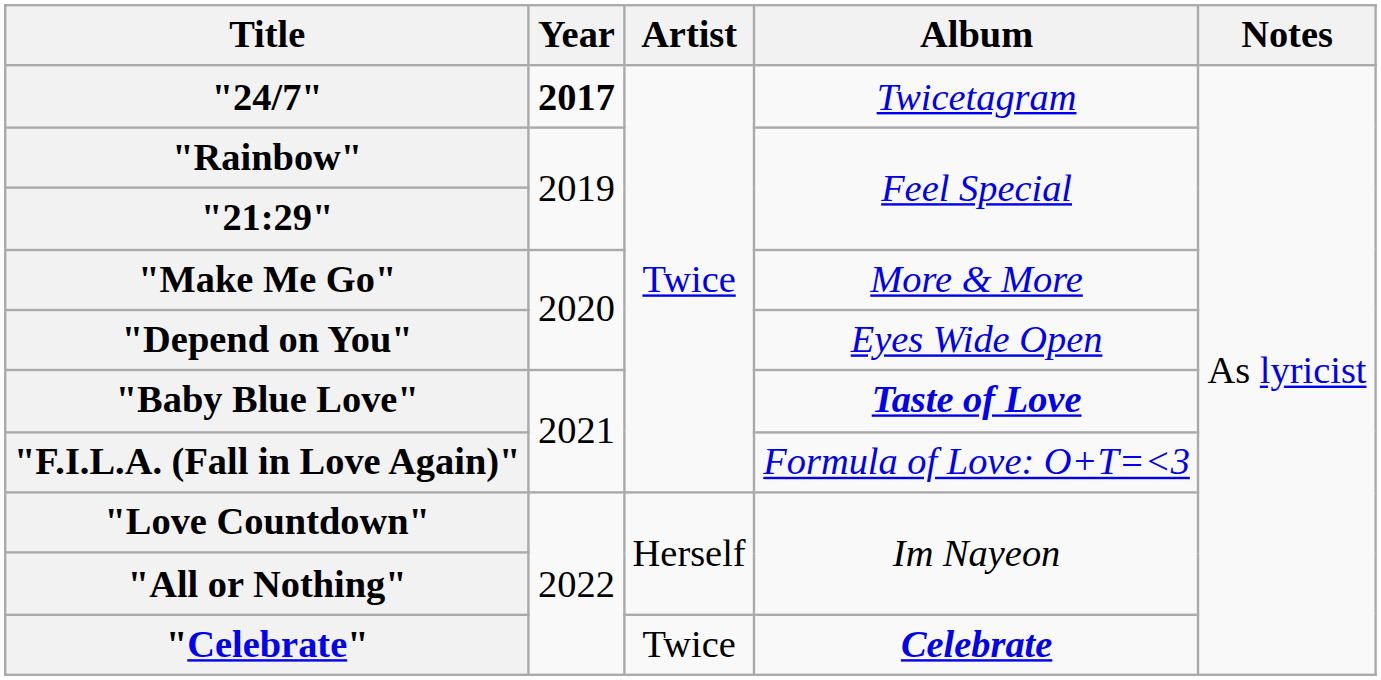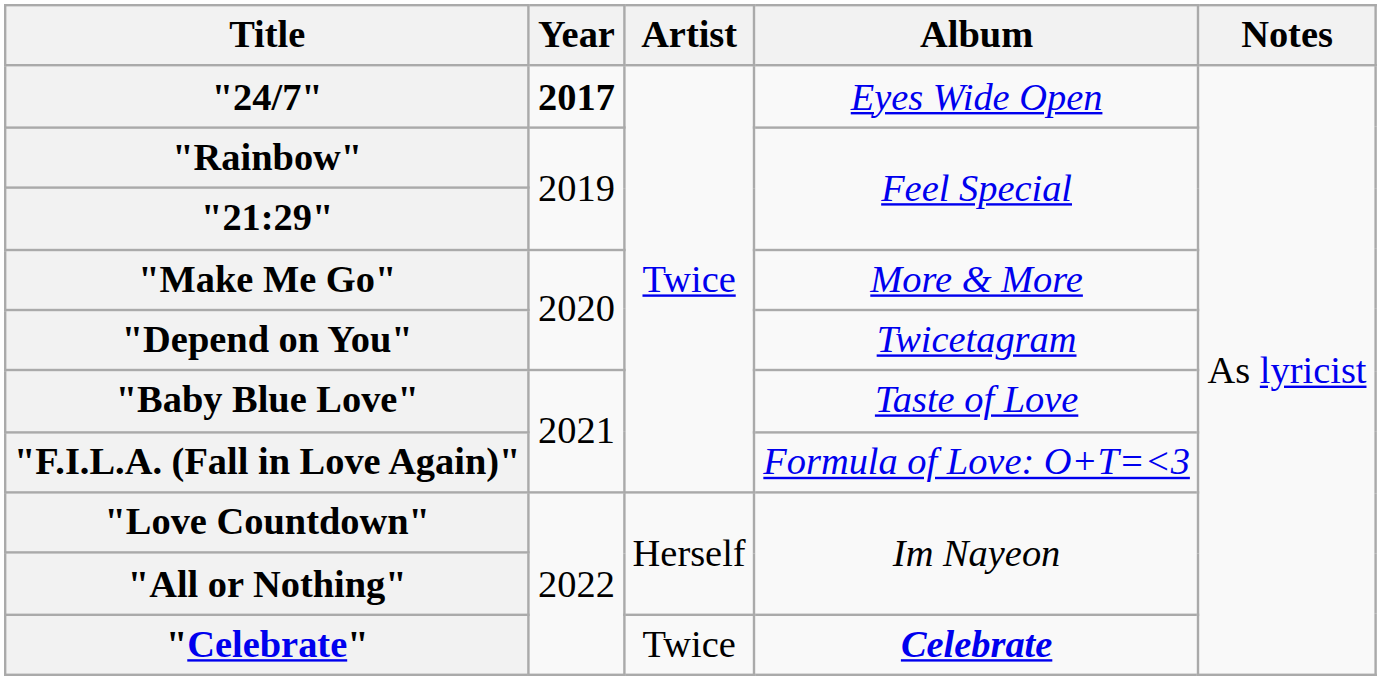(977, 95) Twicetagram -> (977, 95) Eyes Wide Open
(977, 339) Eyes Wide Open -> (977, 339) Twicetagram
(977, 400) bold -> (977, 400) normal
